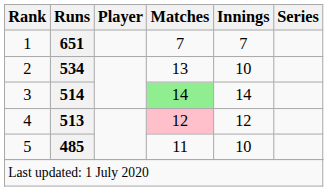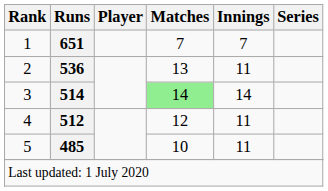(72, 69) 534 -> (72, 69) 536
(243, 69) 10 -> (243, 69) 11
(72, 120) 513 -> (72, 120) 512
(180, 120) pink background -> (180, 120) no background
(243, 120) 12 -> (243, 120) 11
(180, 146) 11 -> (180, 146) 10
(243, 146) 10 -> (243, 146) 11
